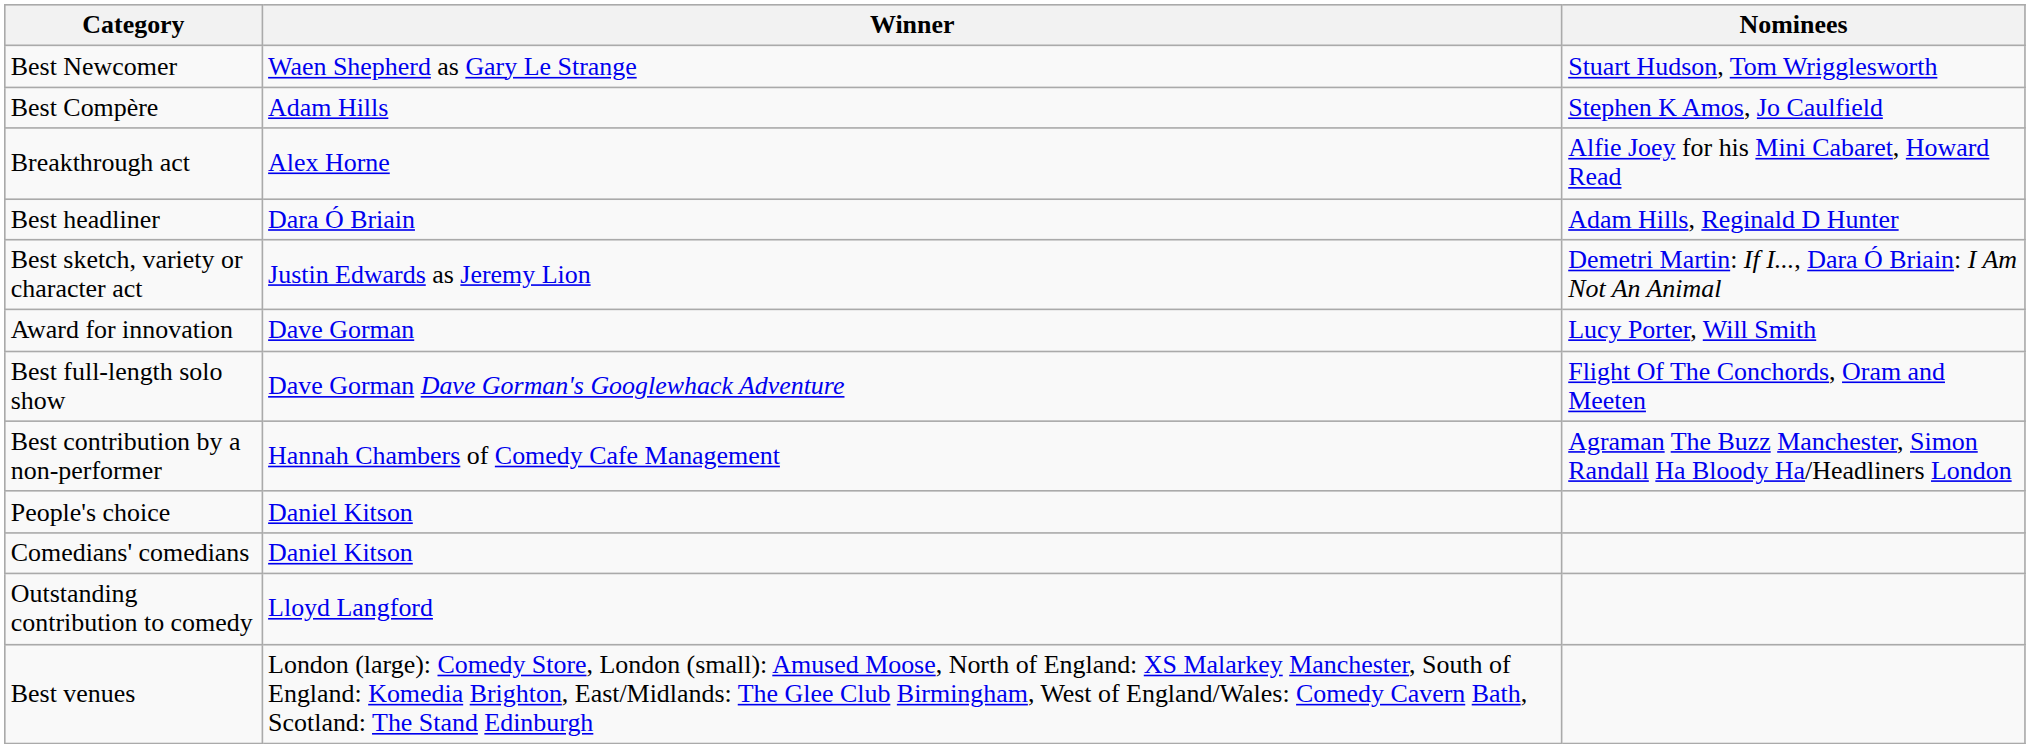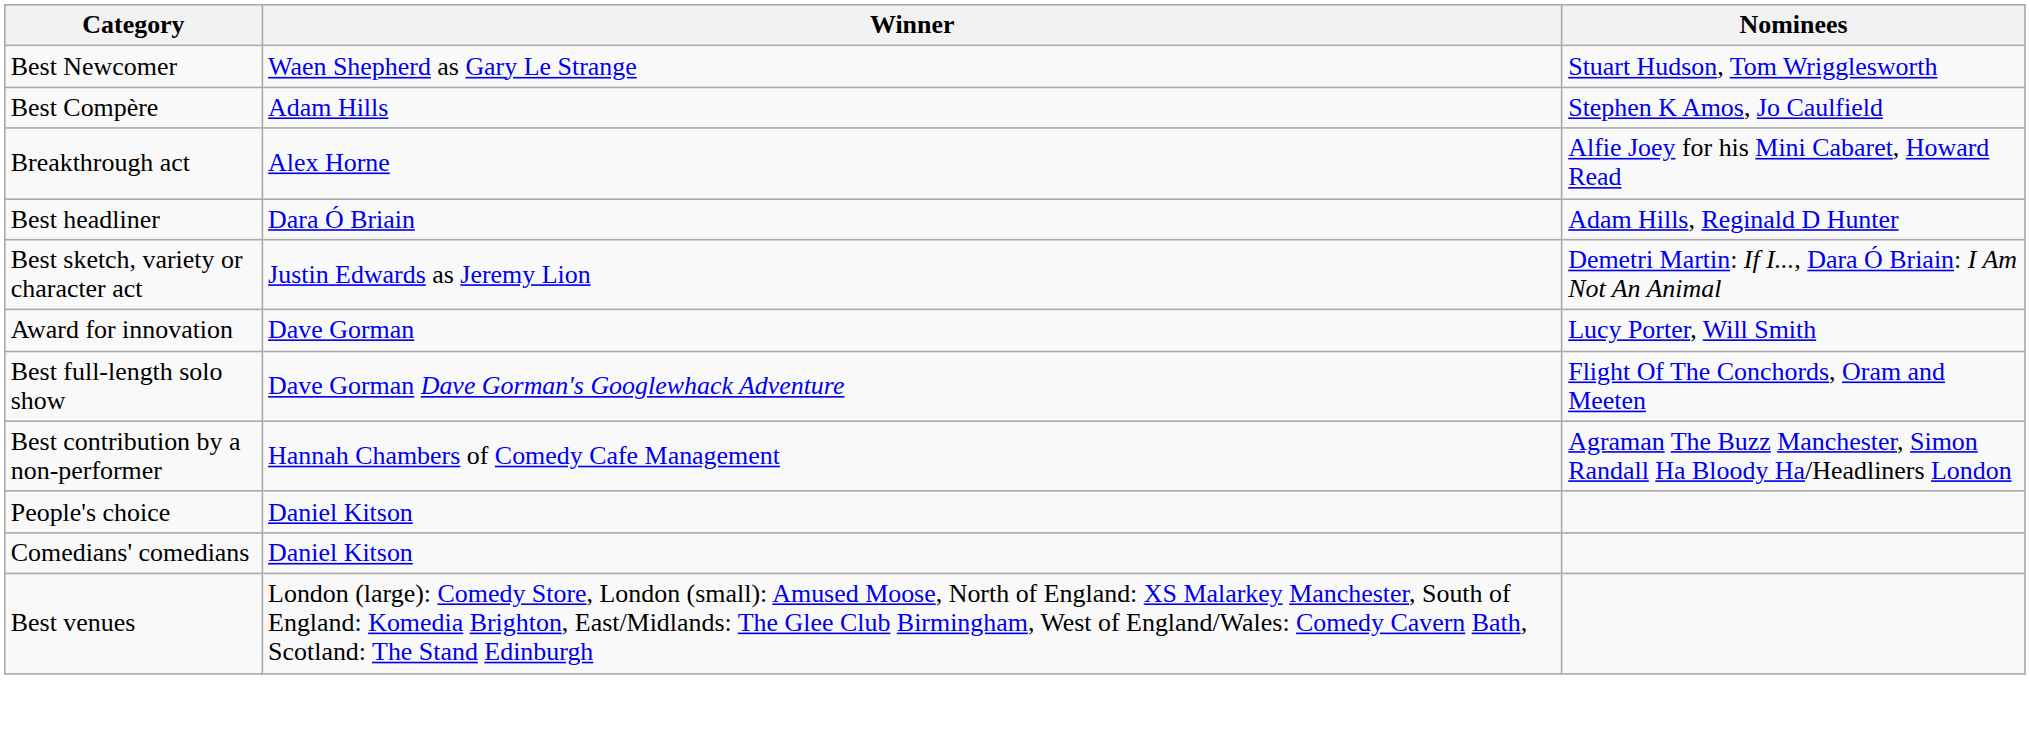- row: (132, 608)
